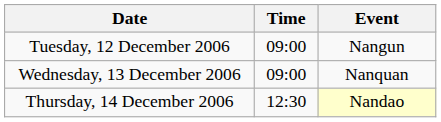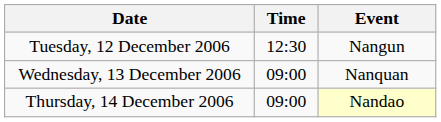(286, 46) 09:00 -> (286, 46) 12:30
(286, 102) 12:30 -> (286, 102) 09:00
